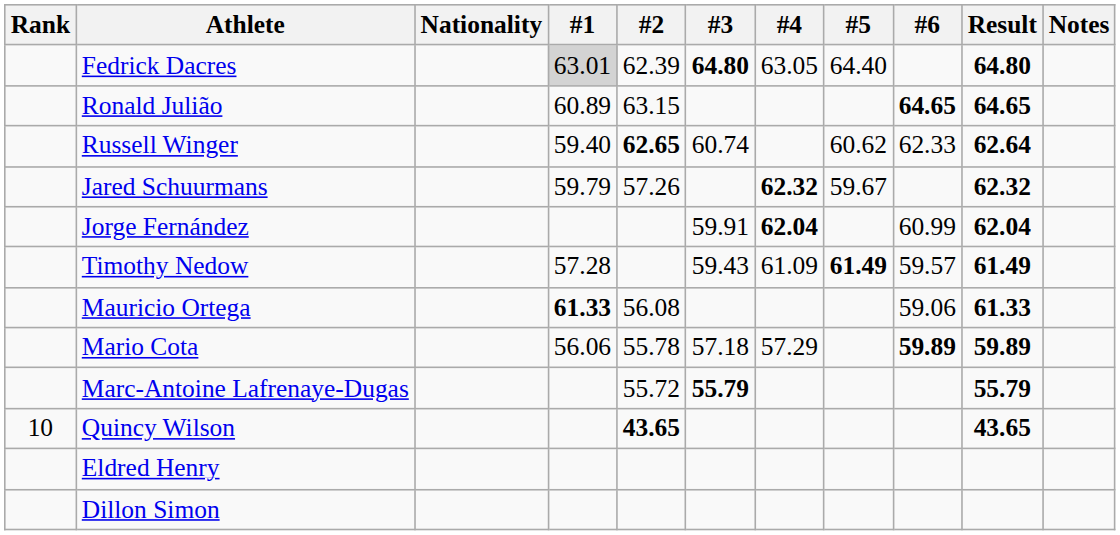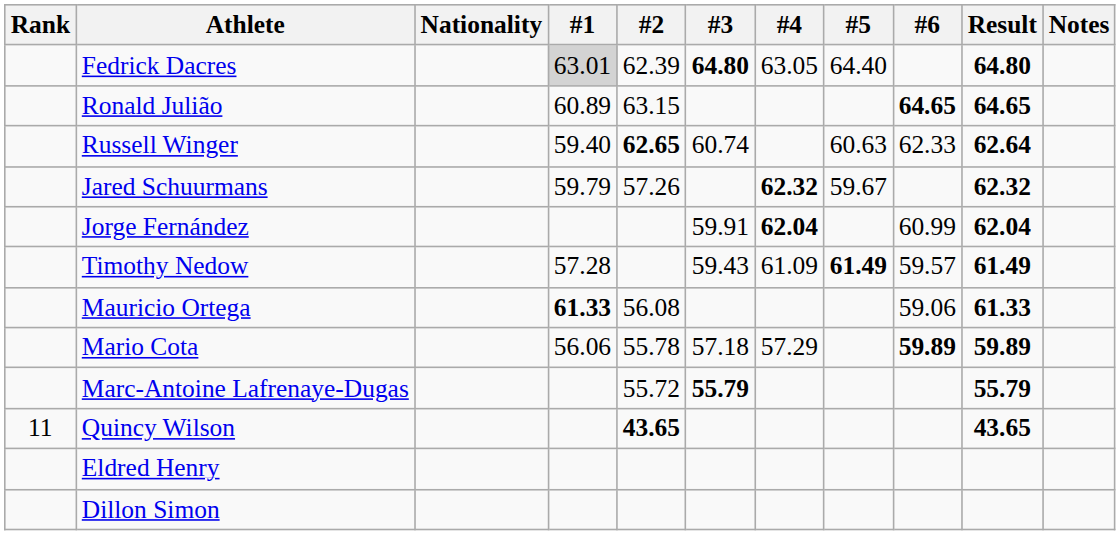(858, 145) 60.62 -> (858, 145) 60.63
(40, 428) 10 -> (40, 428) 11
